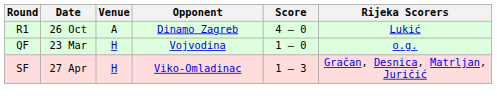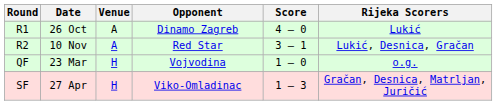+ row: (23, 47)
